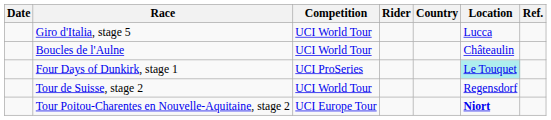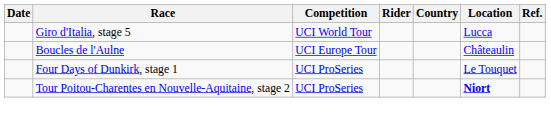(333, 50) UCI World Tour -> (336, 50) UCI Europe Tour
(490, 69) paleturquoise background -> (490, 69) no background
- row: (89, 87)
(336, 106) UCI Europe Tour -> (329, 87) UCI ProSeries
